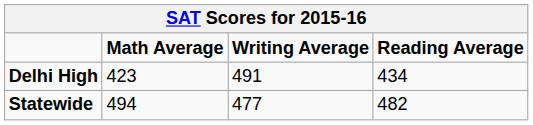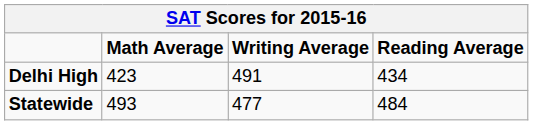(122, 104) 494 -> (122, 104) 493
(392, 104) 482 -> (392, 104) 484
